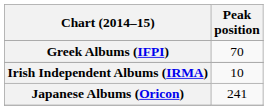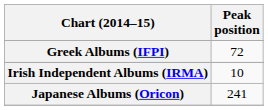(237, 51) 70 -> (237, 51) 72
